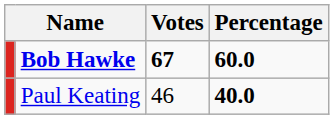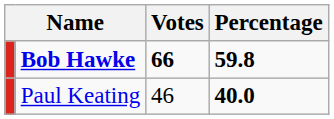(162, 59) 67 -> (162, 59) 66
(235, 59) 60.0 -> (235, 59) 59.8
